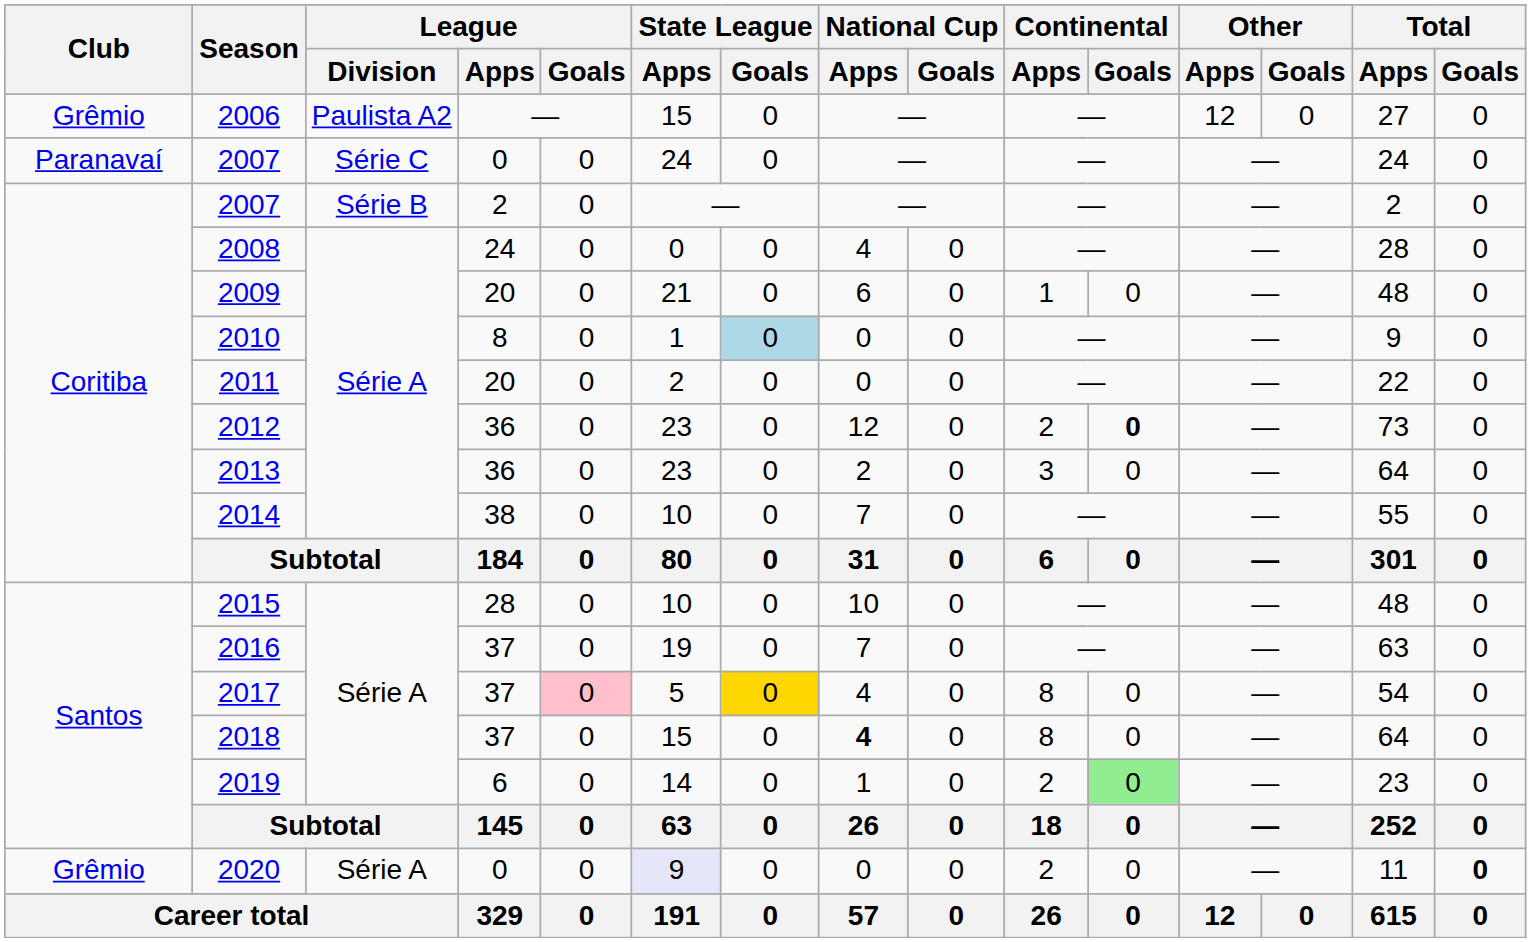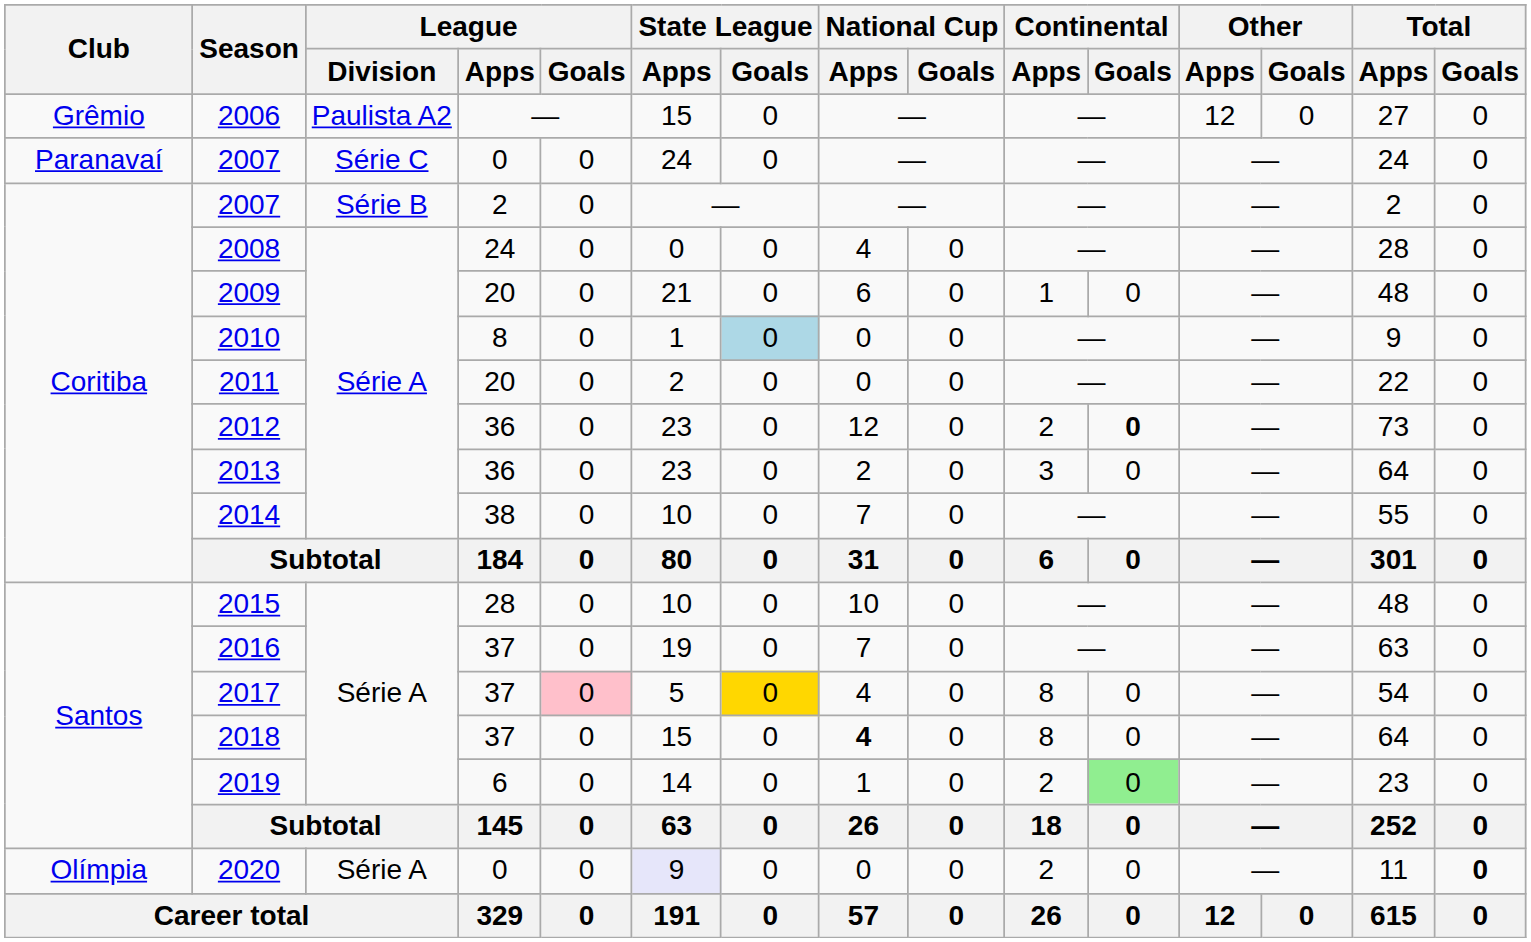(99, 870) Grêmio -> (99, 870) Olímpia
